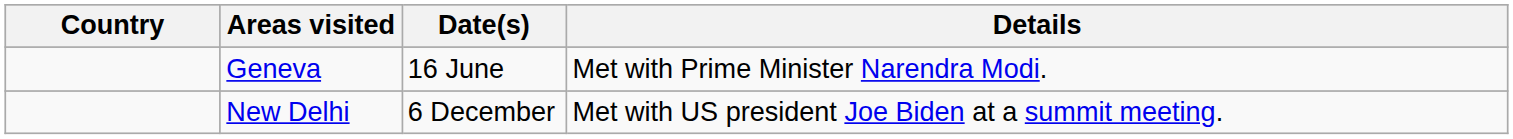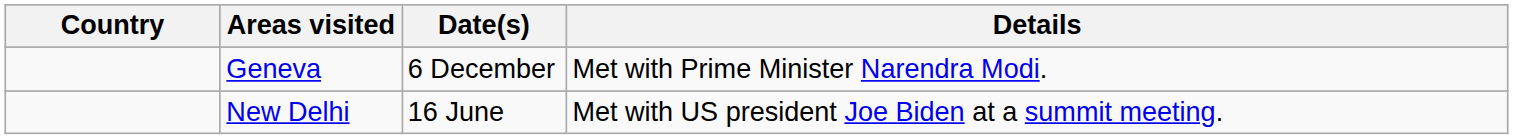(456, 68) 16 June -> (481, 68) 6 December
(481, 111) 6 December -> (456, 111) 16 June
